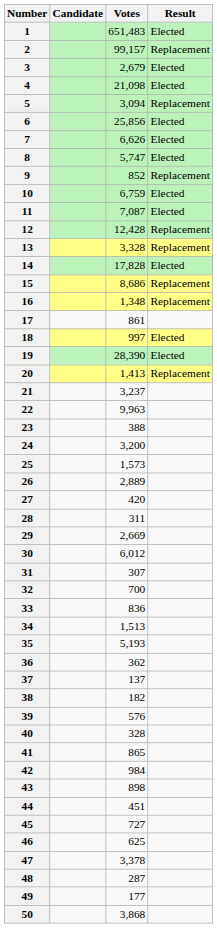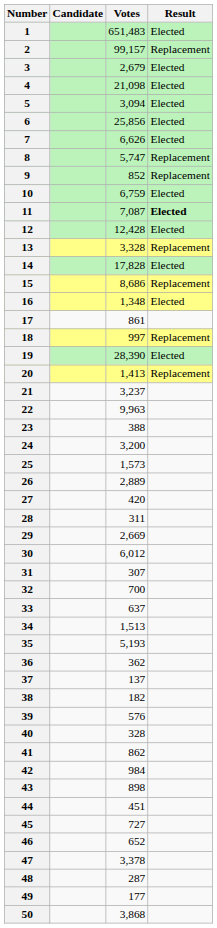(180, 103) Replacement -> (168, 103) Elected
(168, 157) Elected -> (180, 157) Replacement
(168, 211) normal -> (168, 211) bold
(180, 229) Replacement -> (168, 229) Elected
(180, 301) Replacement -> (168, 301) Elected
(168, 337) Elected -> (180, 337) Replacement
(137, 608) 836 -> (137, 608) 637
(137, 752) 865 -> (137, 752) 862
(137, 842) 625 -> (137, 842) 652
